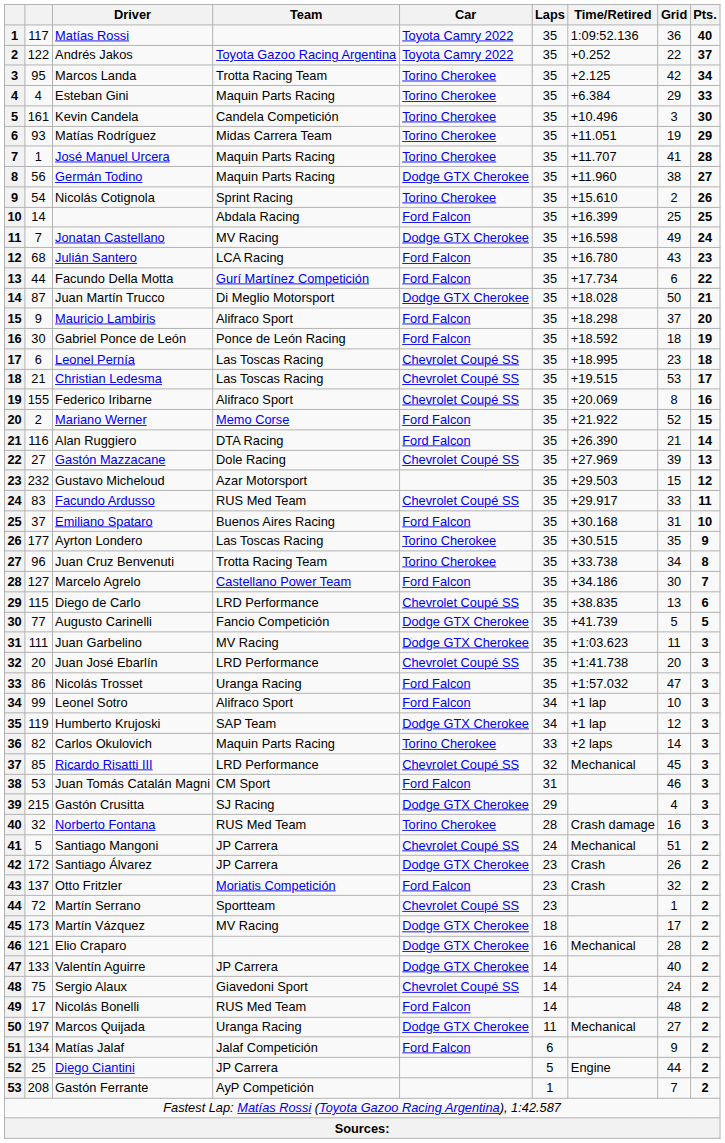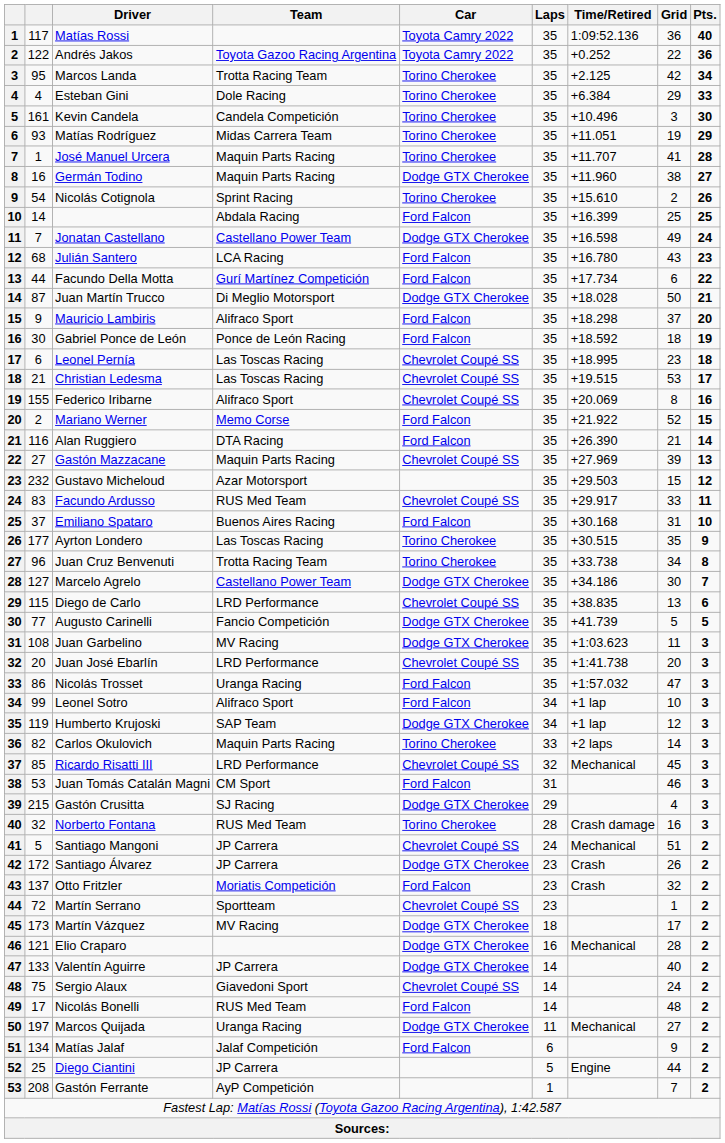(705, 55) 37 -> (705, 55) 36
(276, 96) Maquin Parts Racing -> (251, 96) Dole Racing
(38, 177) 56 -> (38, 177) 16
(247, 238) MV Racing -> (284, 238) Castellano Power Team
(251, 460) Dole Racing -> (276, 460) Maquin Parts Racing
(436, 582) Ford Falcon -> (466, 582) Dodge GTX Cherokee
(38, 643) 111 -> (38, 643) 108
